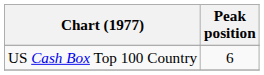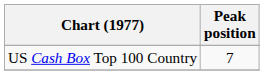(230, 57) 6 -> (230, 57) 7
